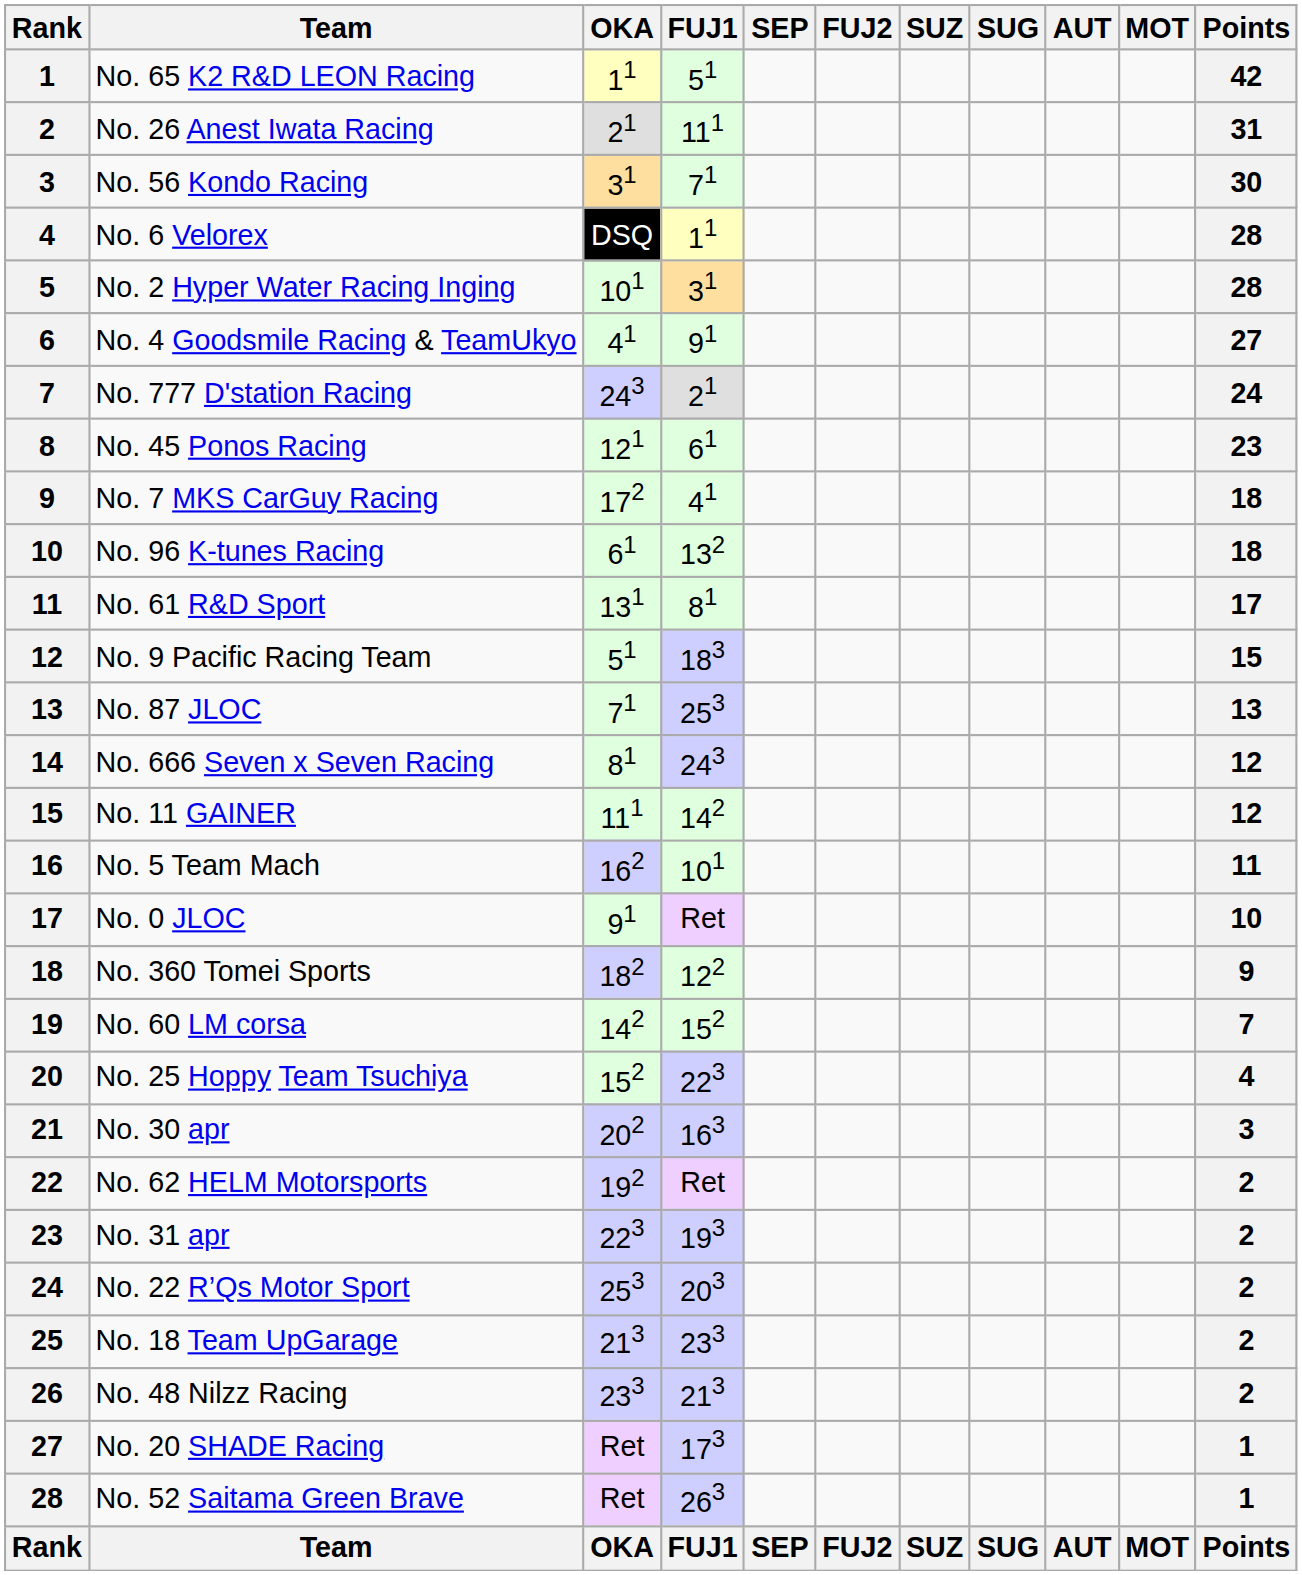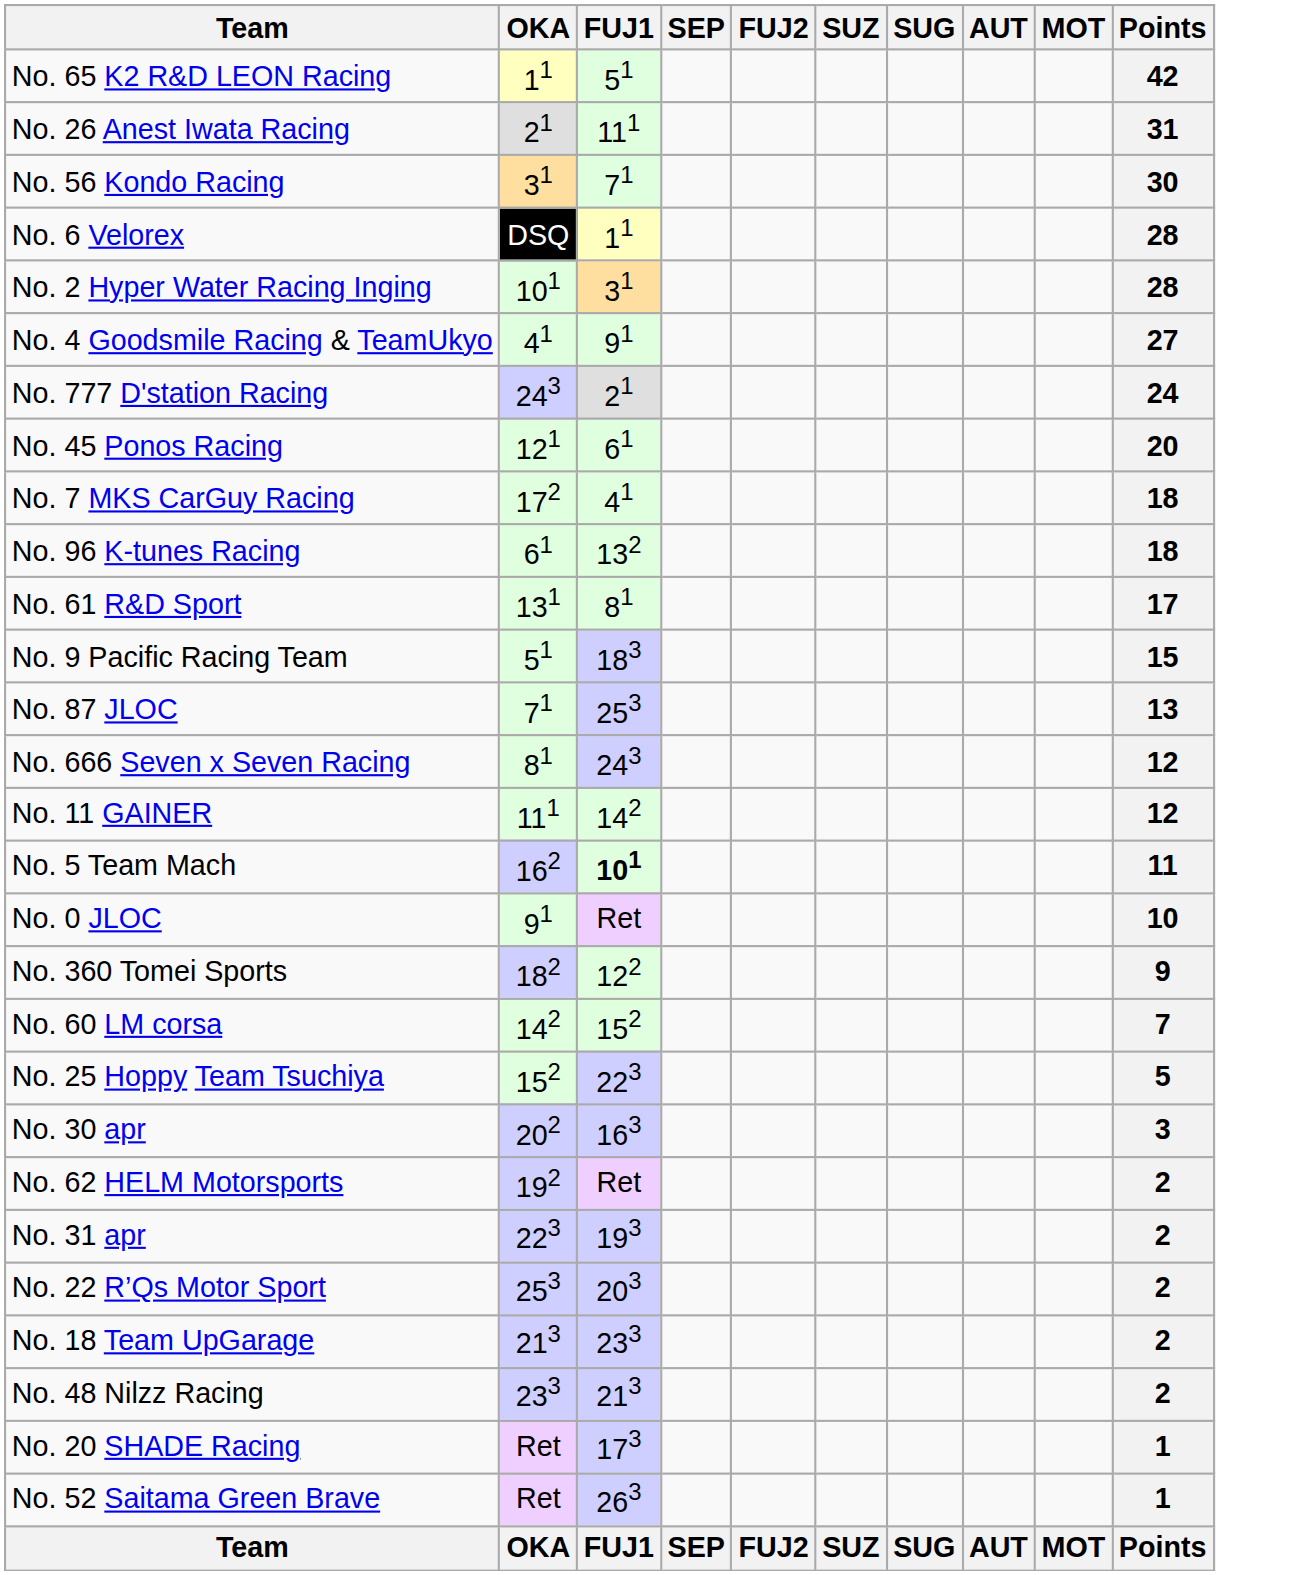- column: (47, 27)
(1246, 445) 23 -> (1163, 445) 20
(703, 866) normal -> (619, 866) bold
(1246, 1077) 4 -> (1163, 1077) 5
